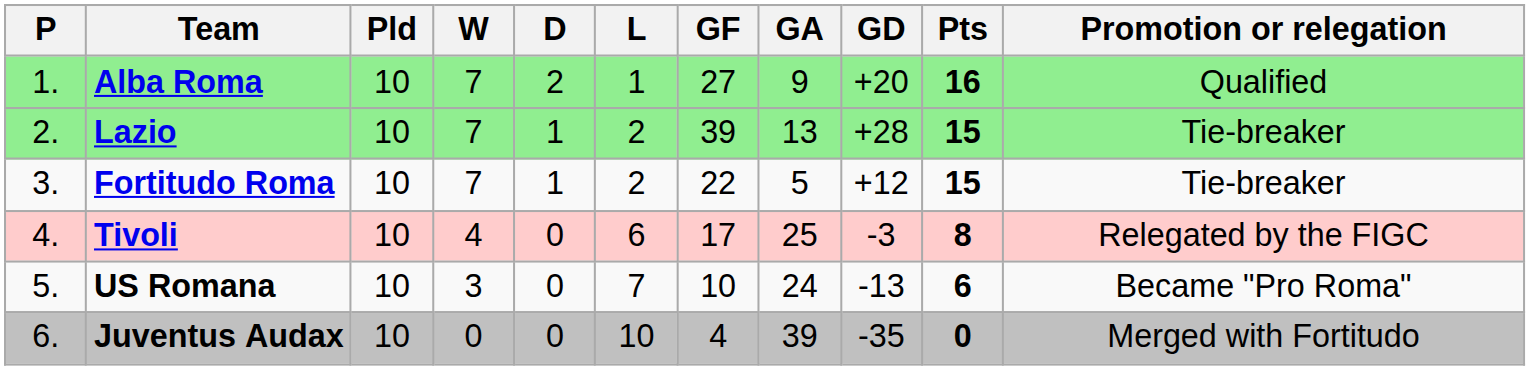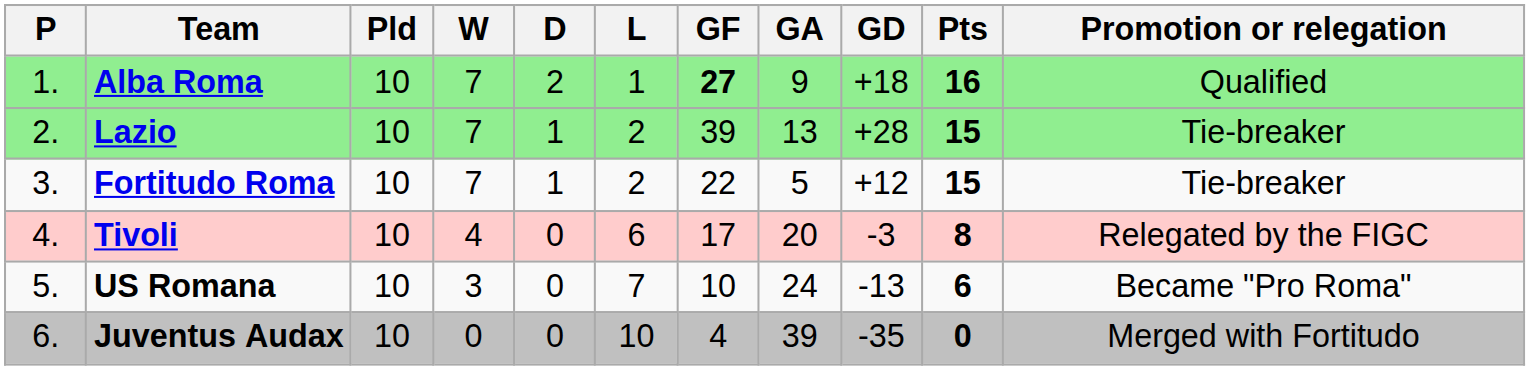(718, 81) normal -> (718, 81) bold
(881, 81) +20 -> (881, 81) +18
(800, 235) 25 -> (800, 235) 20
